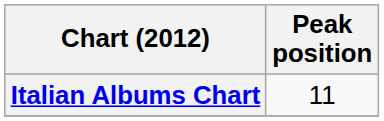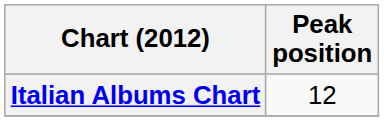(322, 94) 11 -> (322, 94) 12
